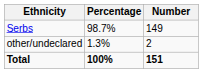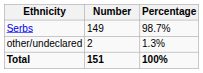columns swapped: (171, 12) <-> (114, 12)
